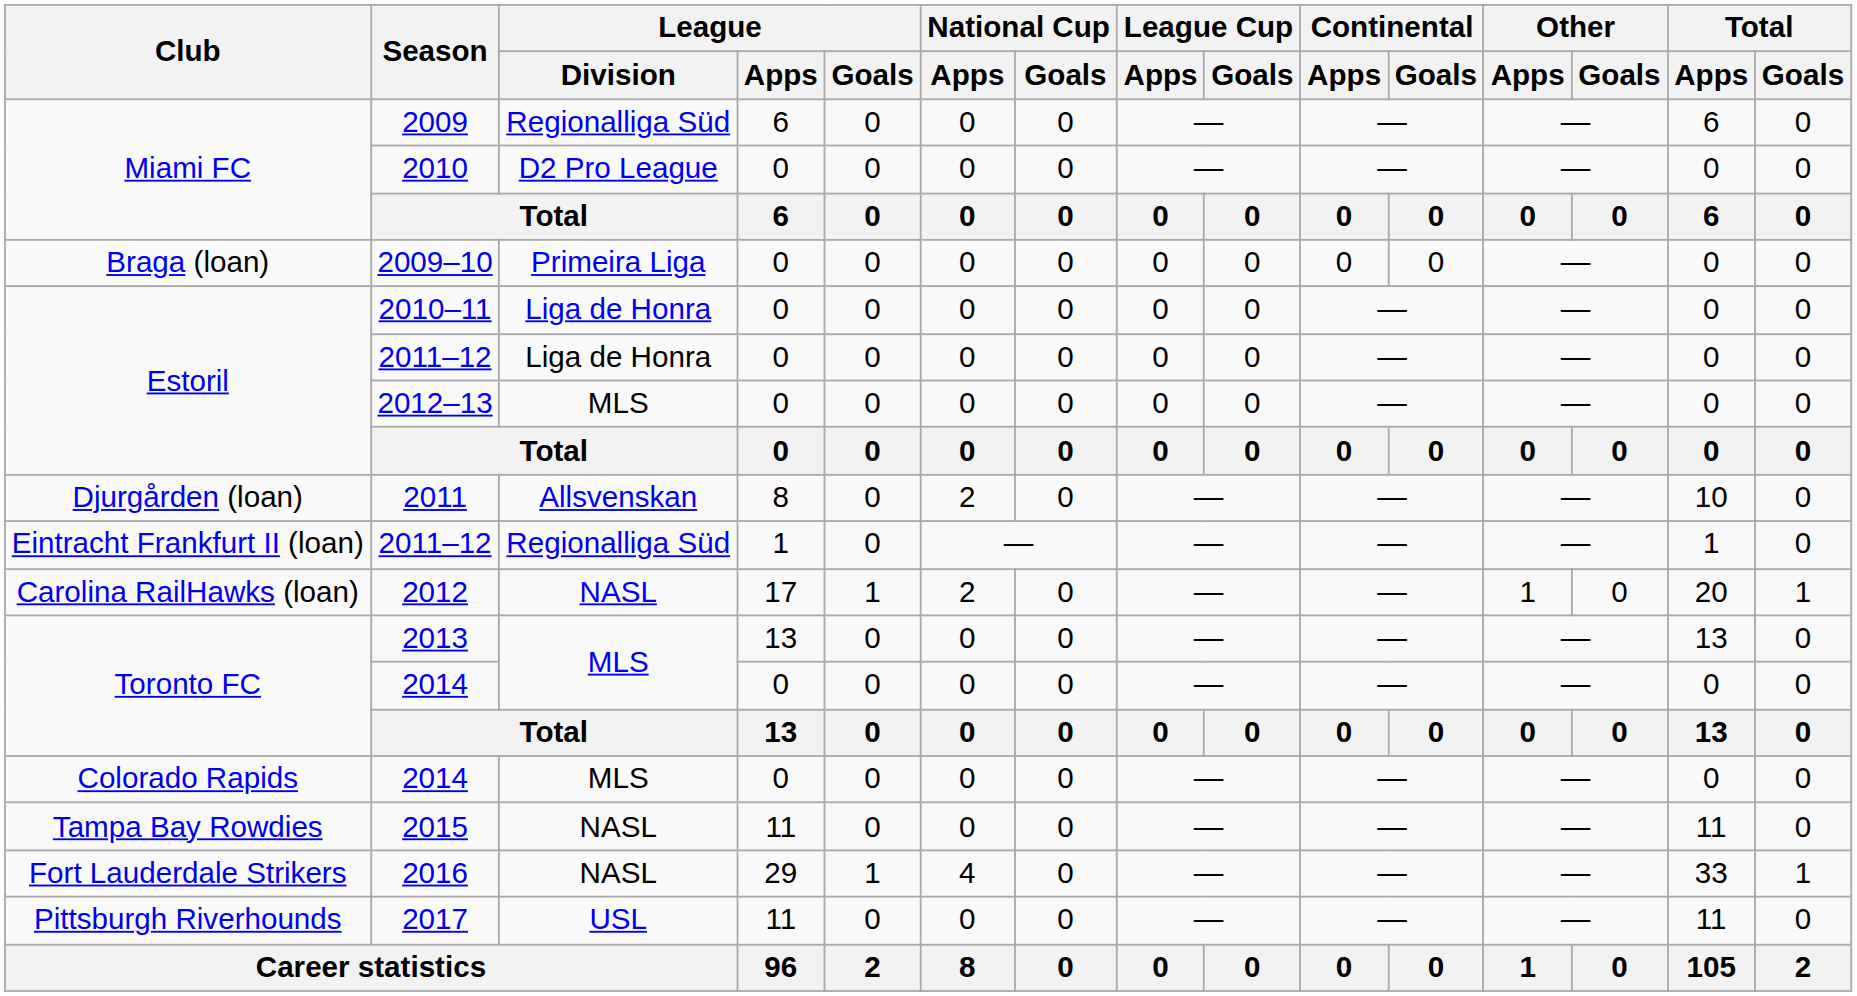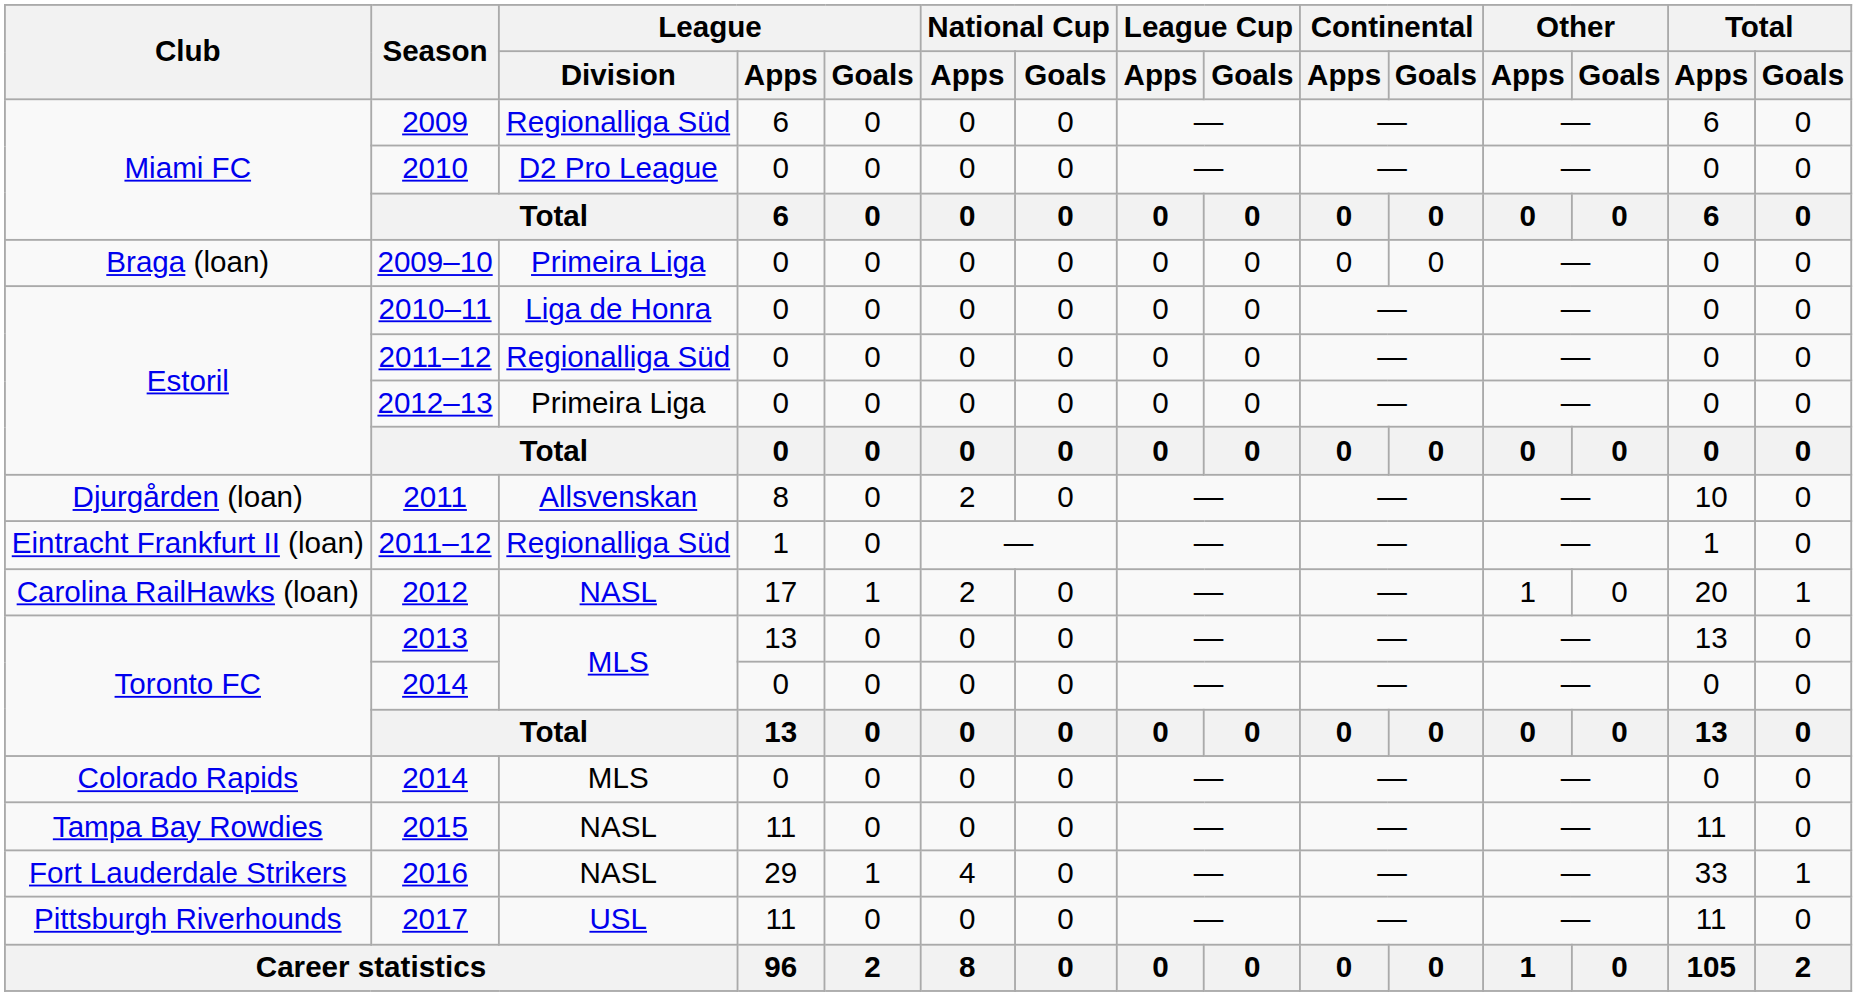(618, 356) Liga de Honra -> (618, 356) Regionalliga Süd
(618, 403) MLS -> (618, 403) Primeira Liga
